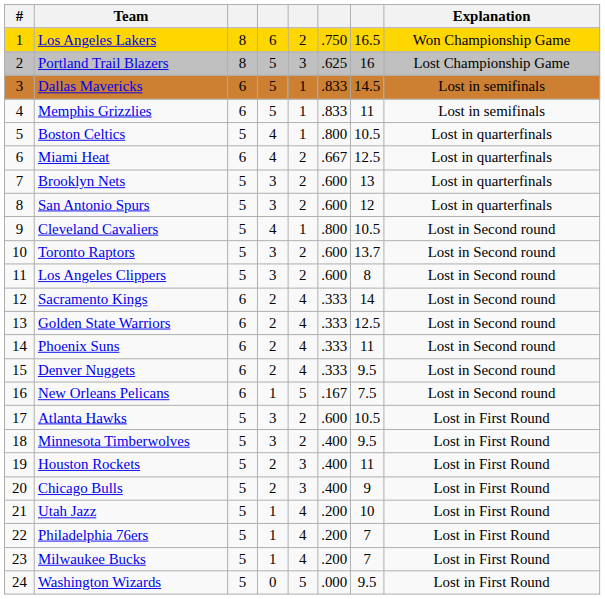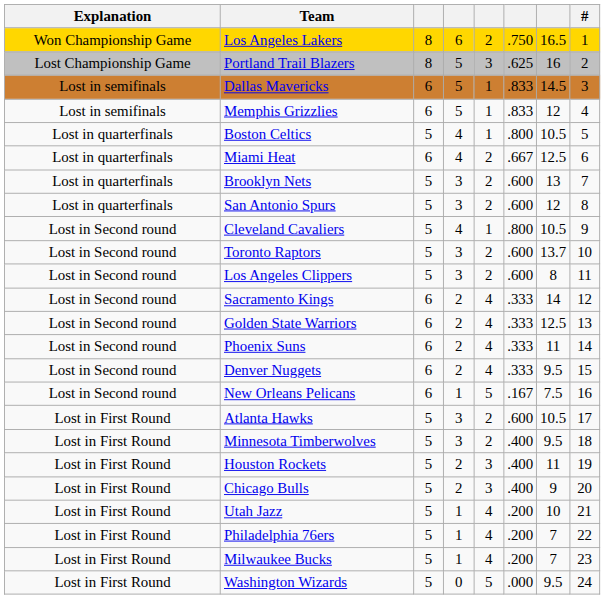columns swapped: (20, 16) <-> (492, 16)
(367, 110) 11 -> (553, 110) 12
